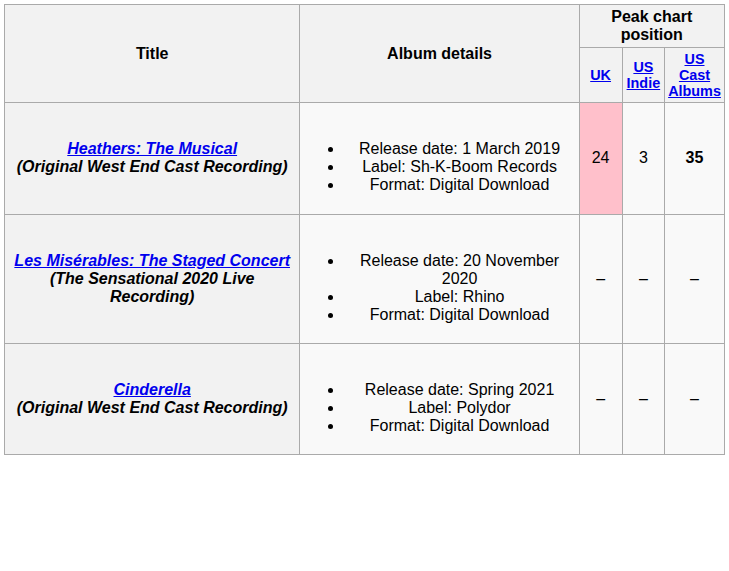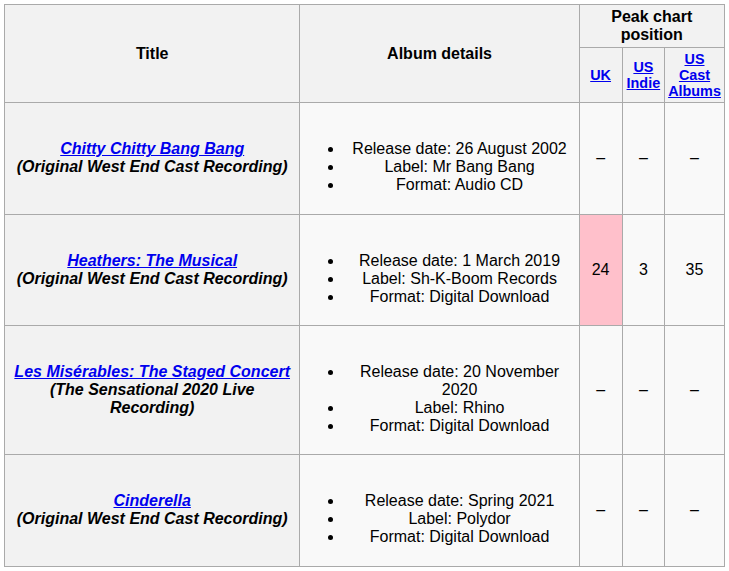+ row: (152, 158)
(695, 158) bold -> (695, 269) normal
